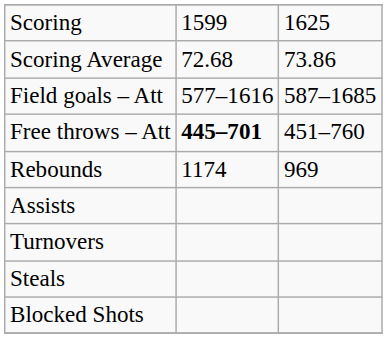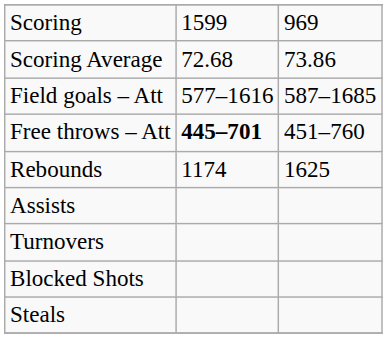(307, 22) 1625 -> (301, 22) 969
(301, 168) 969 -> (307, 168) 1625
rows swapped: (38, 278) <-> (77, 315)
